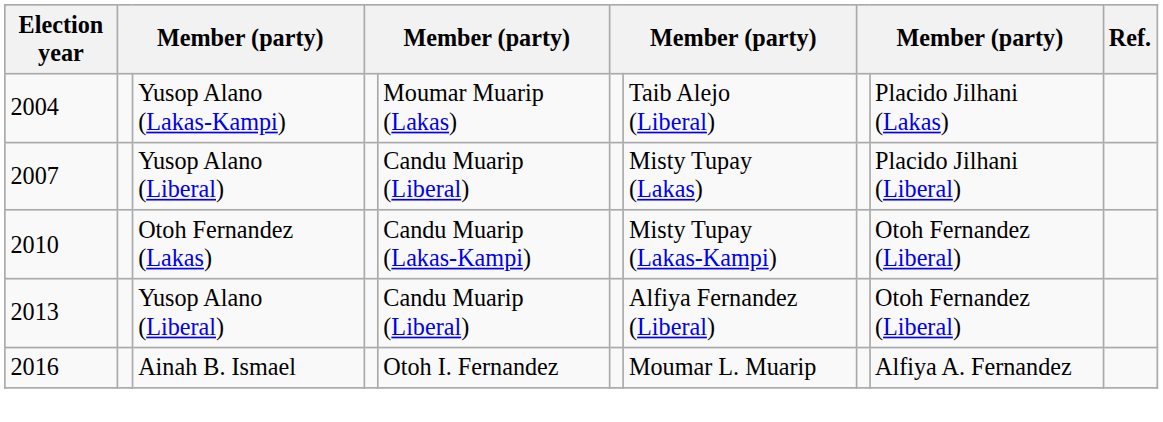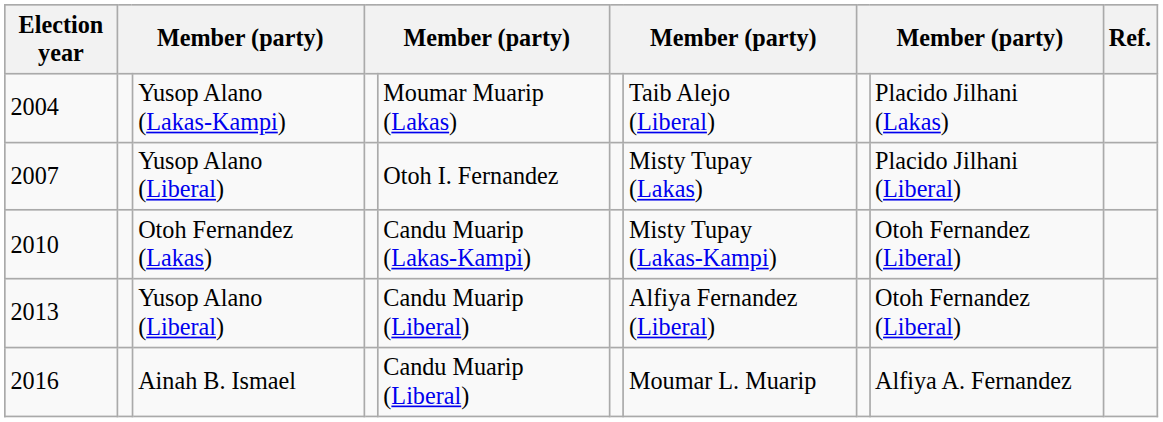(453, 176) Candu Muarip (Liberal) -> (471, 176) Otoh I. Fernandez
(471, 367) Otoh I. Fernandez -> (453, 381) Candu Muarip (Liberal)
